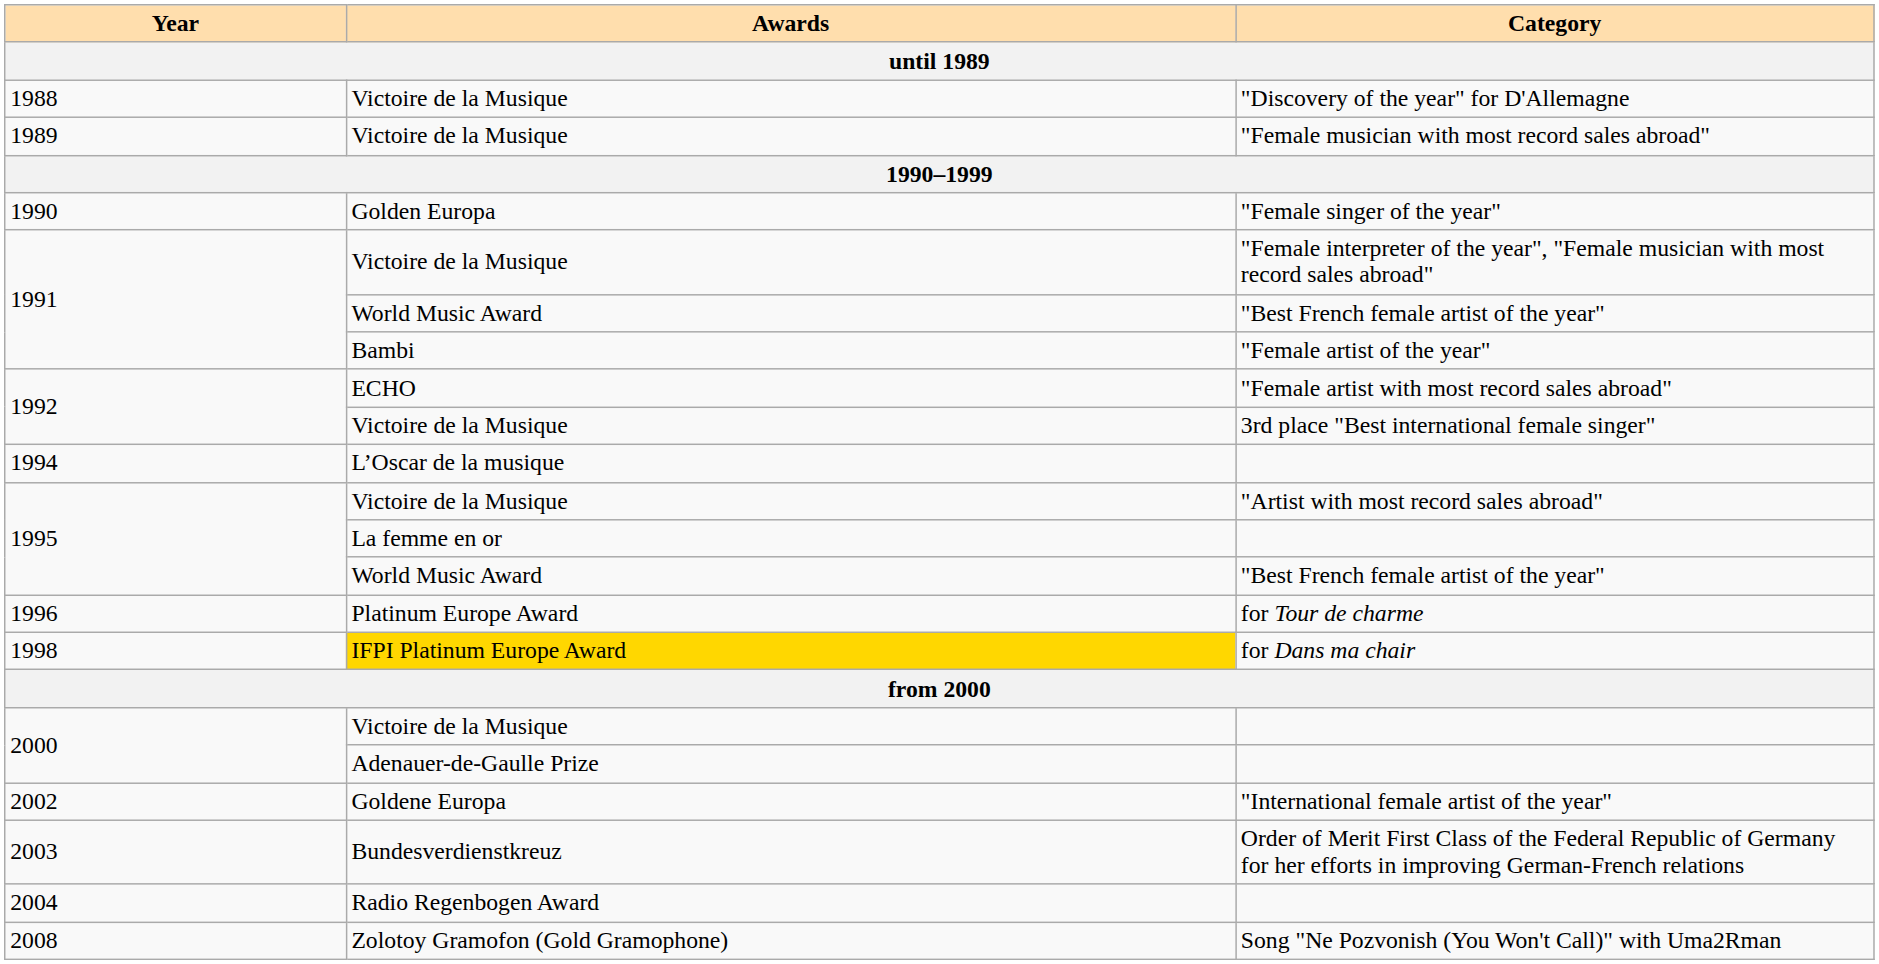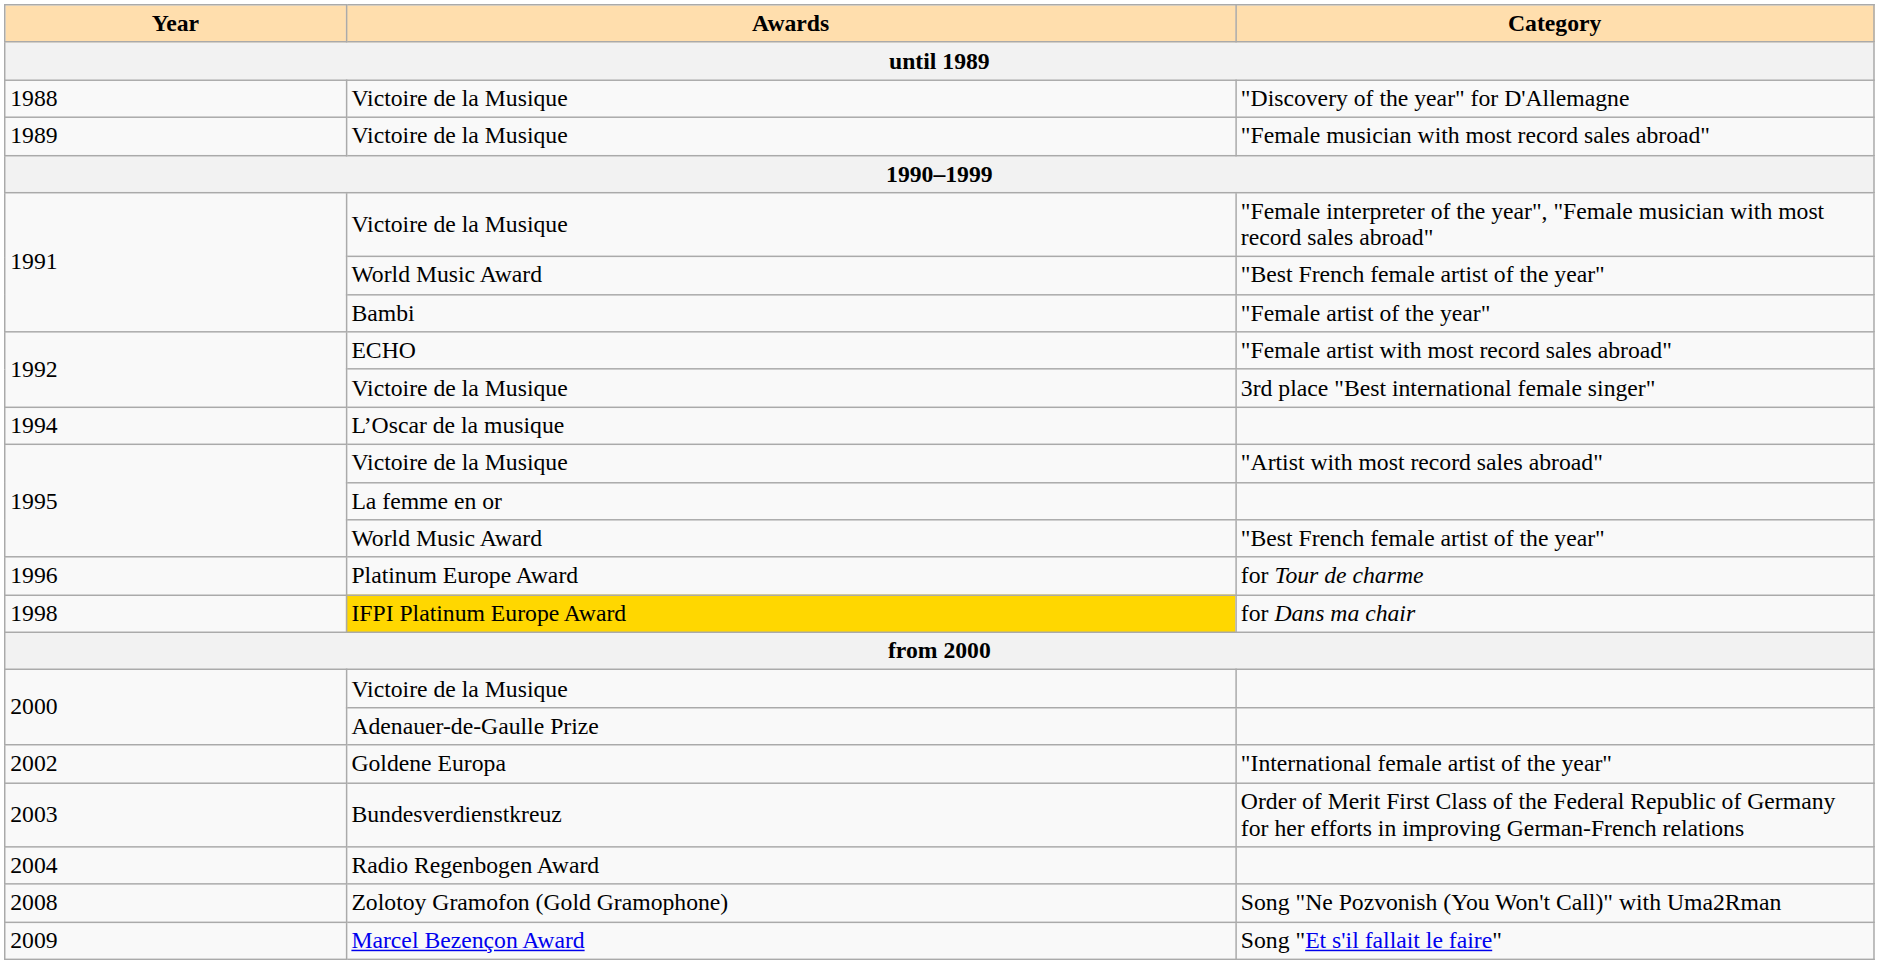- row: (34, 211)
+ row: (34, 940)
